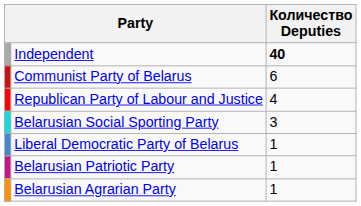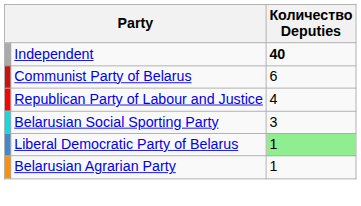(273, 144) no background -> (273, 144) lightgreen background
- row: (94, 167)
